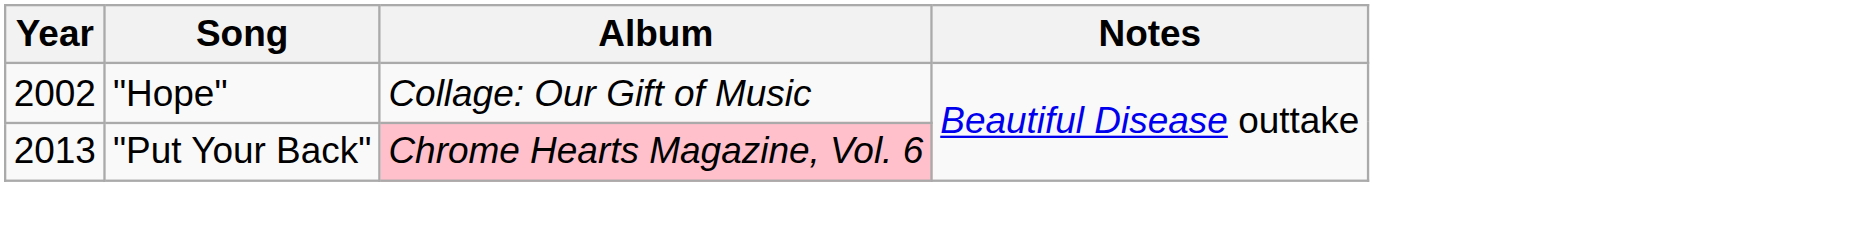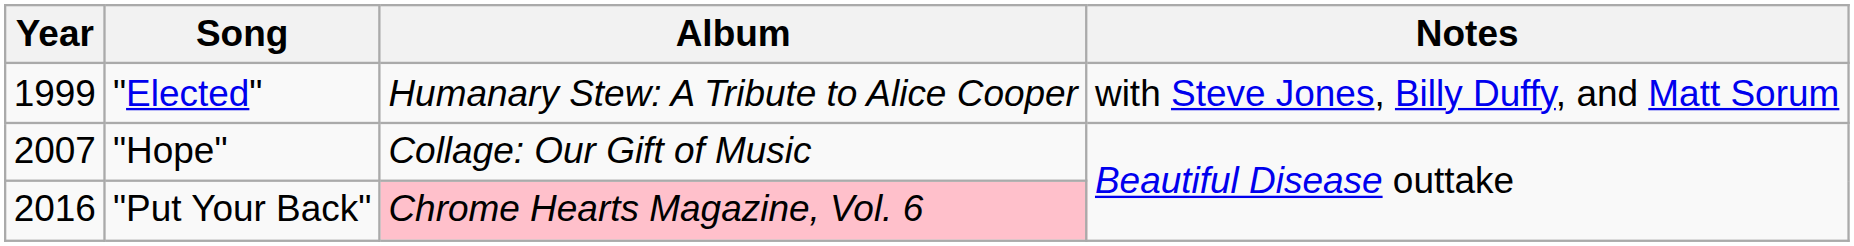+ row: (188, 92)
(55, 92) 2002 -> (55, 151) 2007
(55, 151) 2013 -> (55, 209) 2016
